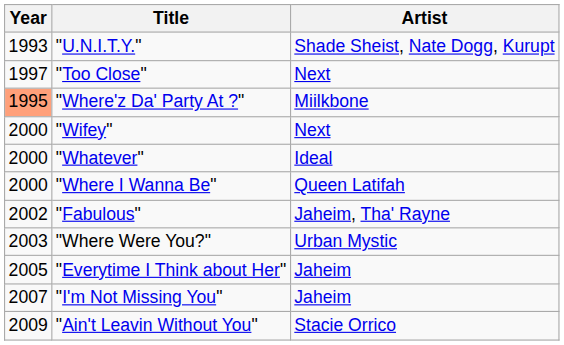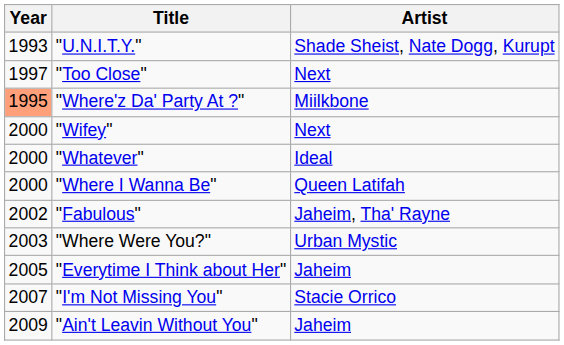(323, 297) Jaheim -> (345, 297) Stacie Orrico
(345, 325) Stacie Orrico -> (323, 325) Jaheim
